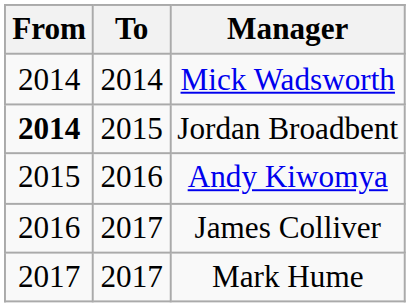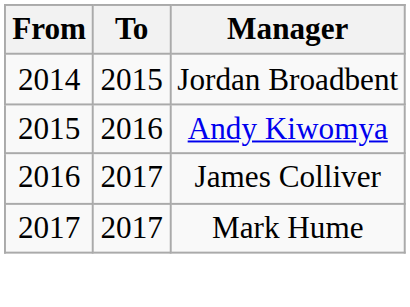- row: (288, 78)
(49, 128) bold -> (49, 78) normal
